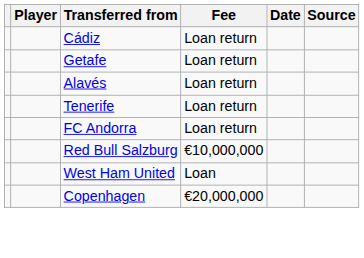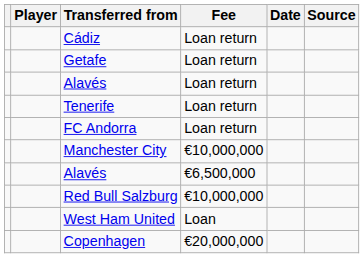+ row: (115, 151)
+ row: (85, 173)
